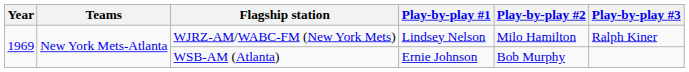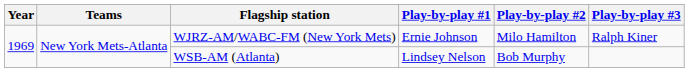(444, 36) Lindsey Nelson -> (440, 36) Ernie Johnson
(440, 57) Ernie Johnson -> (444, 57) Lindsey Nelson
